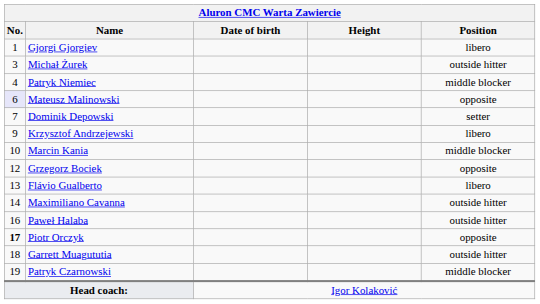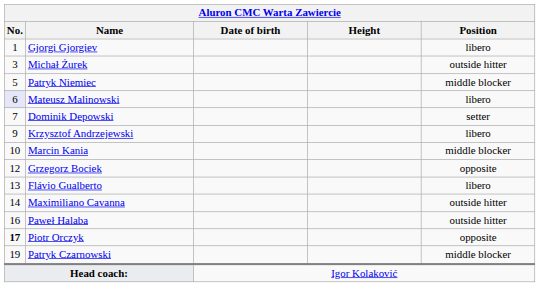(15, 82) 4 -> (15, 82) 5
(478, 99) opposite -> (478, 99) libero
- row: (70, 254)
